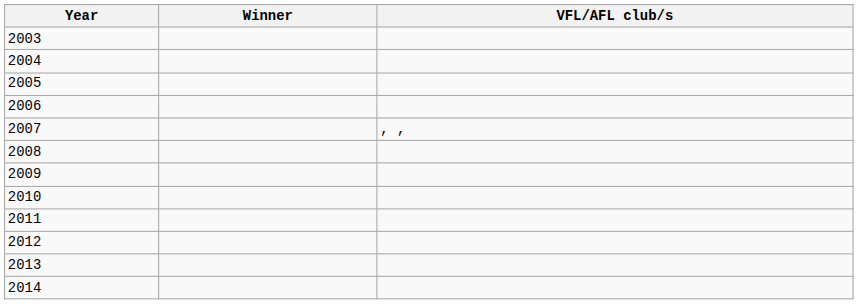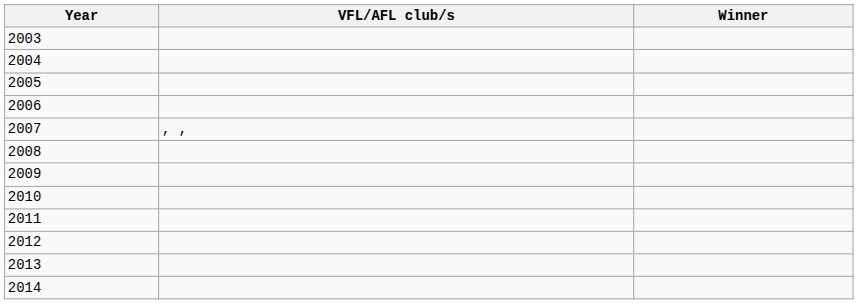columns swapped: (268, 16) <-> (615, 16)
